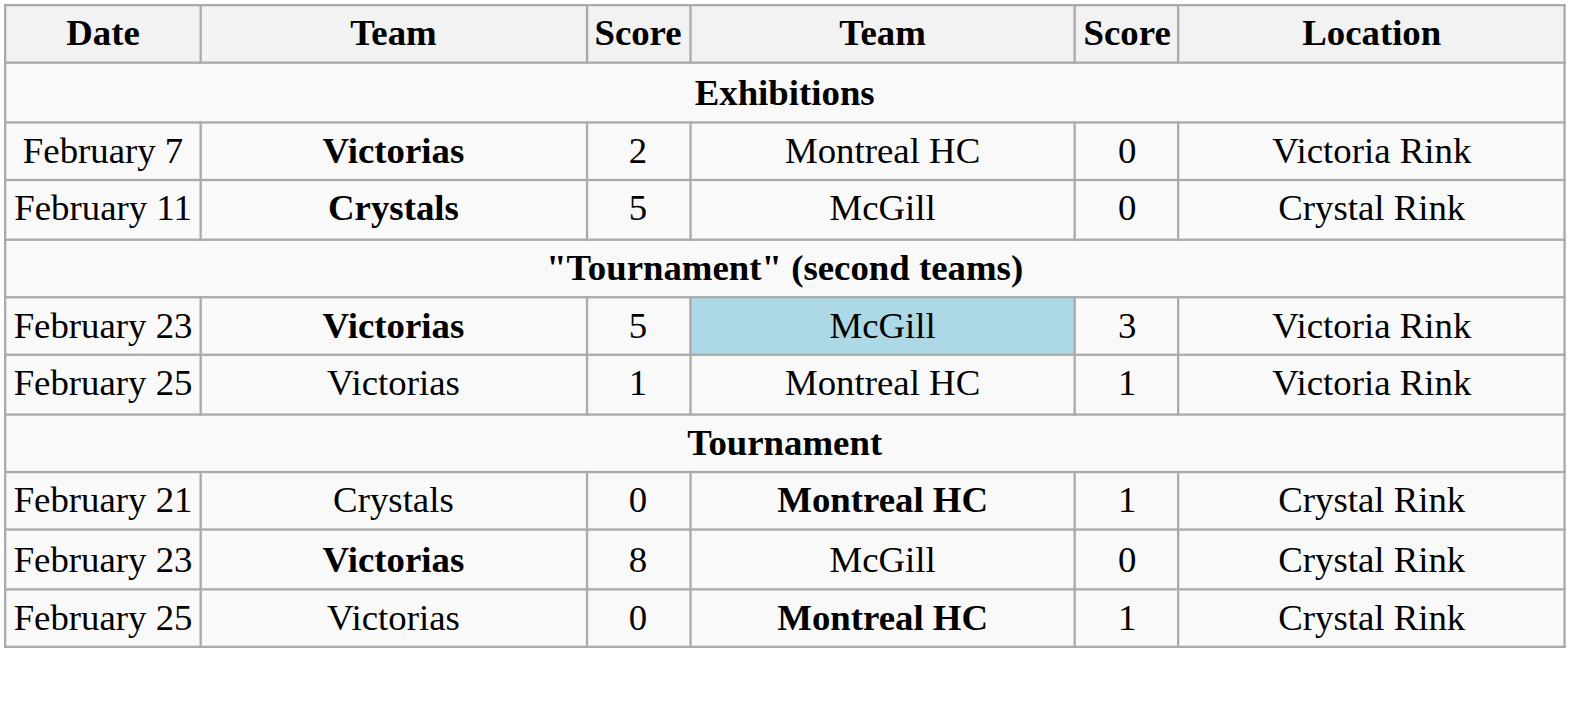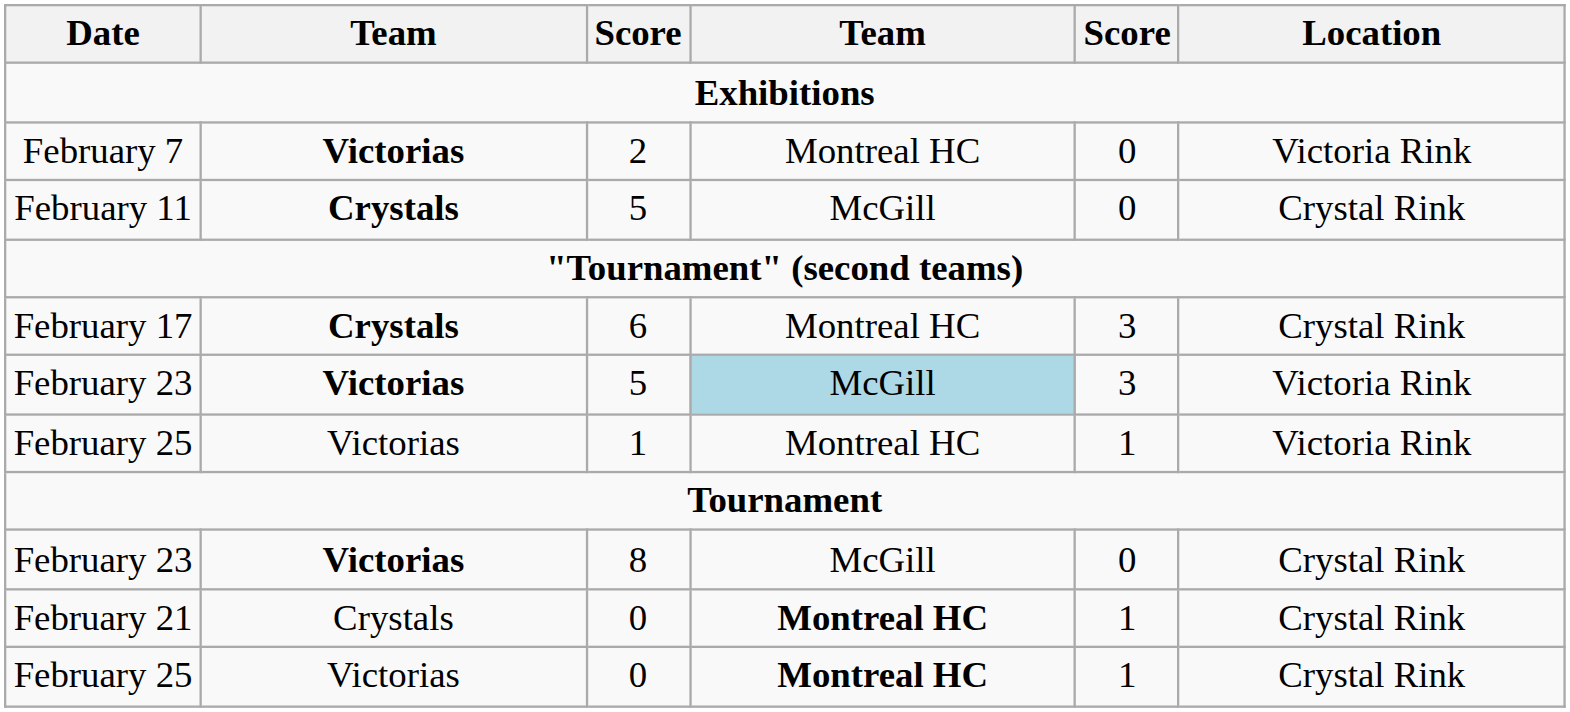+ row: (103, 325)
rows swapped: (103, 500) <-> (103, 558)
